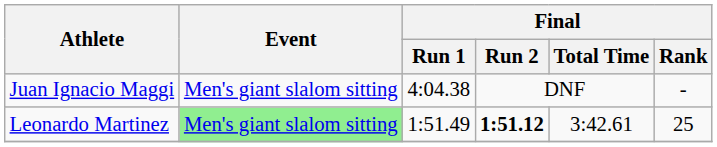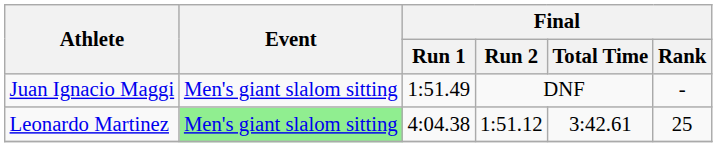(439, 90) 4:04.38 -> (439, 90) 1:51.49
(439, 124) 1:51.49 -> (439, 124) 4:04.38
(512, 124) bold -> (511, 124) normal
